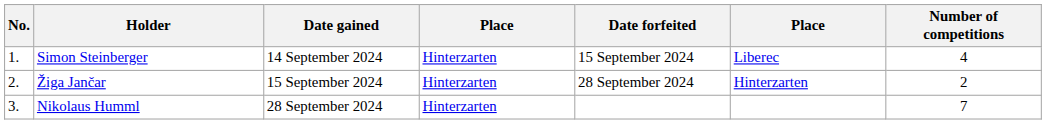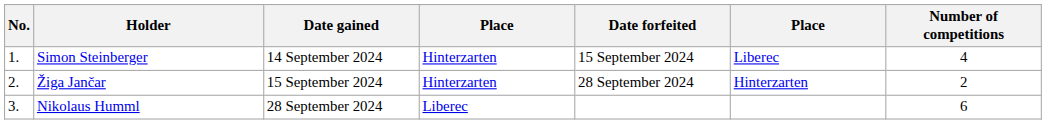(460, 106) Hinterzarten -> (445, 106) Liberec
(964, 106) 7 -> (964, 106) 6
